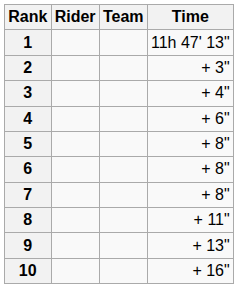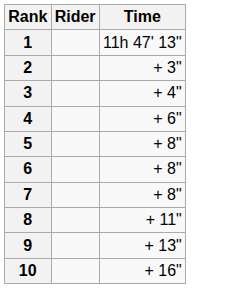- column: (123, 17)
